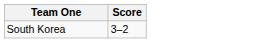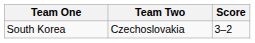+ column: (160, 12)
